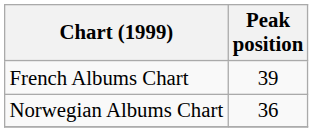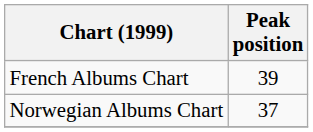(268, 110) 36 -> (268, 110) 37
